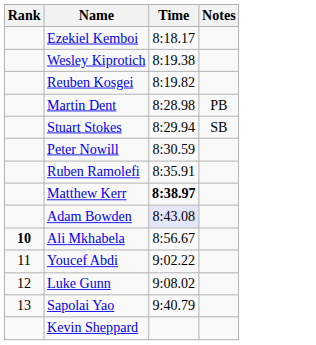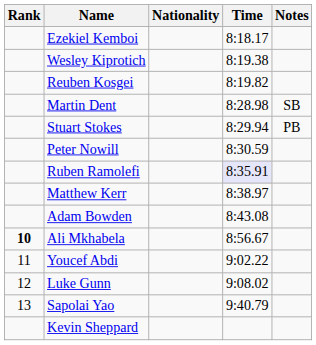+ column: (186, 15)
(219, 104) PB -> (292, 104) SB
(219, 127) SB -> (292, 127) PB
(174, 171) no background -> (247, 171) lavender background
(174, 194) bold -> (247, 194) normal
(174, 216) lavender background -> (247, 216) no background
